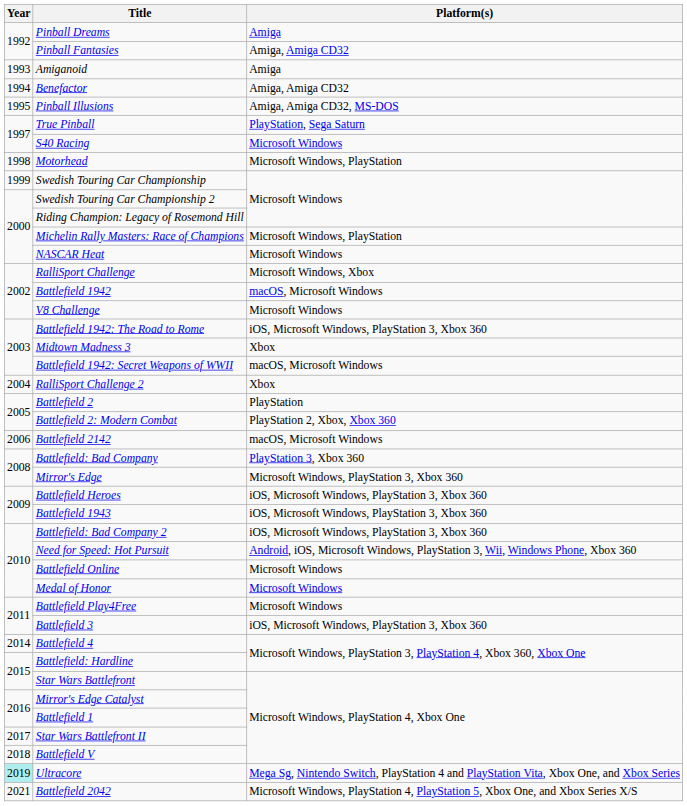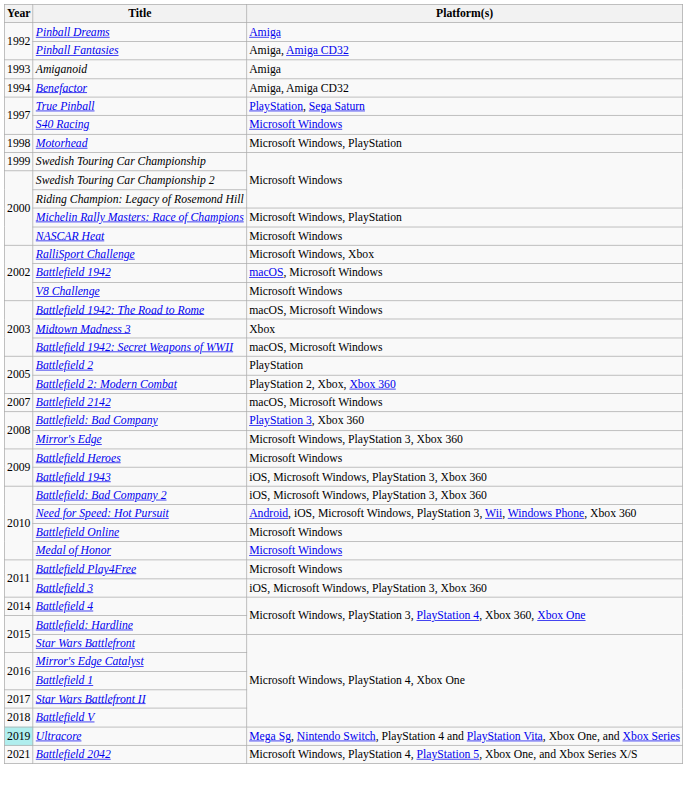- row: (75, 106)
(368, 328) iOS, Microsoft Windows, PlayStation 3, Xbox 360 -> (316, 310) macOS, Microsoft Windows
- row: (90, 384)
(19, 439) 2006 -> (19, 402) 2007
(368, 495) iOS, Microsoft Windows, PlayStation 3, Xbox 360 -> (296, 458) Microsoft Windows
